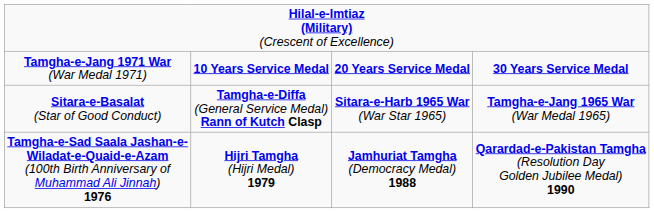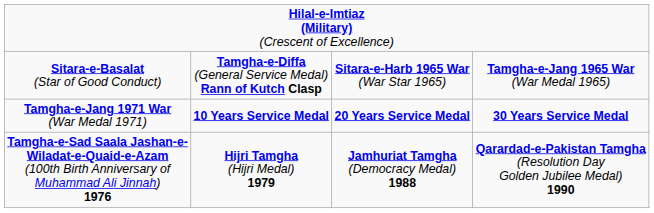rows swapped: (98, 108) <-> (98, 68)
